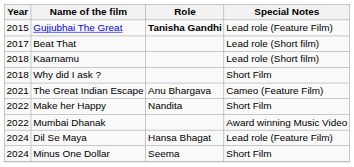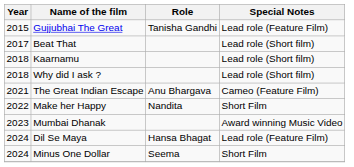(185, 28) bold -> (183, 28) normal
(249, 75) Short Film -> (268, 75) Lead role (Short film)
(18, 122) 2022 -> (18, 122) 2023
